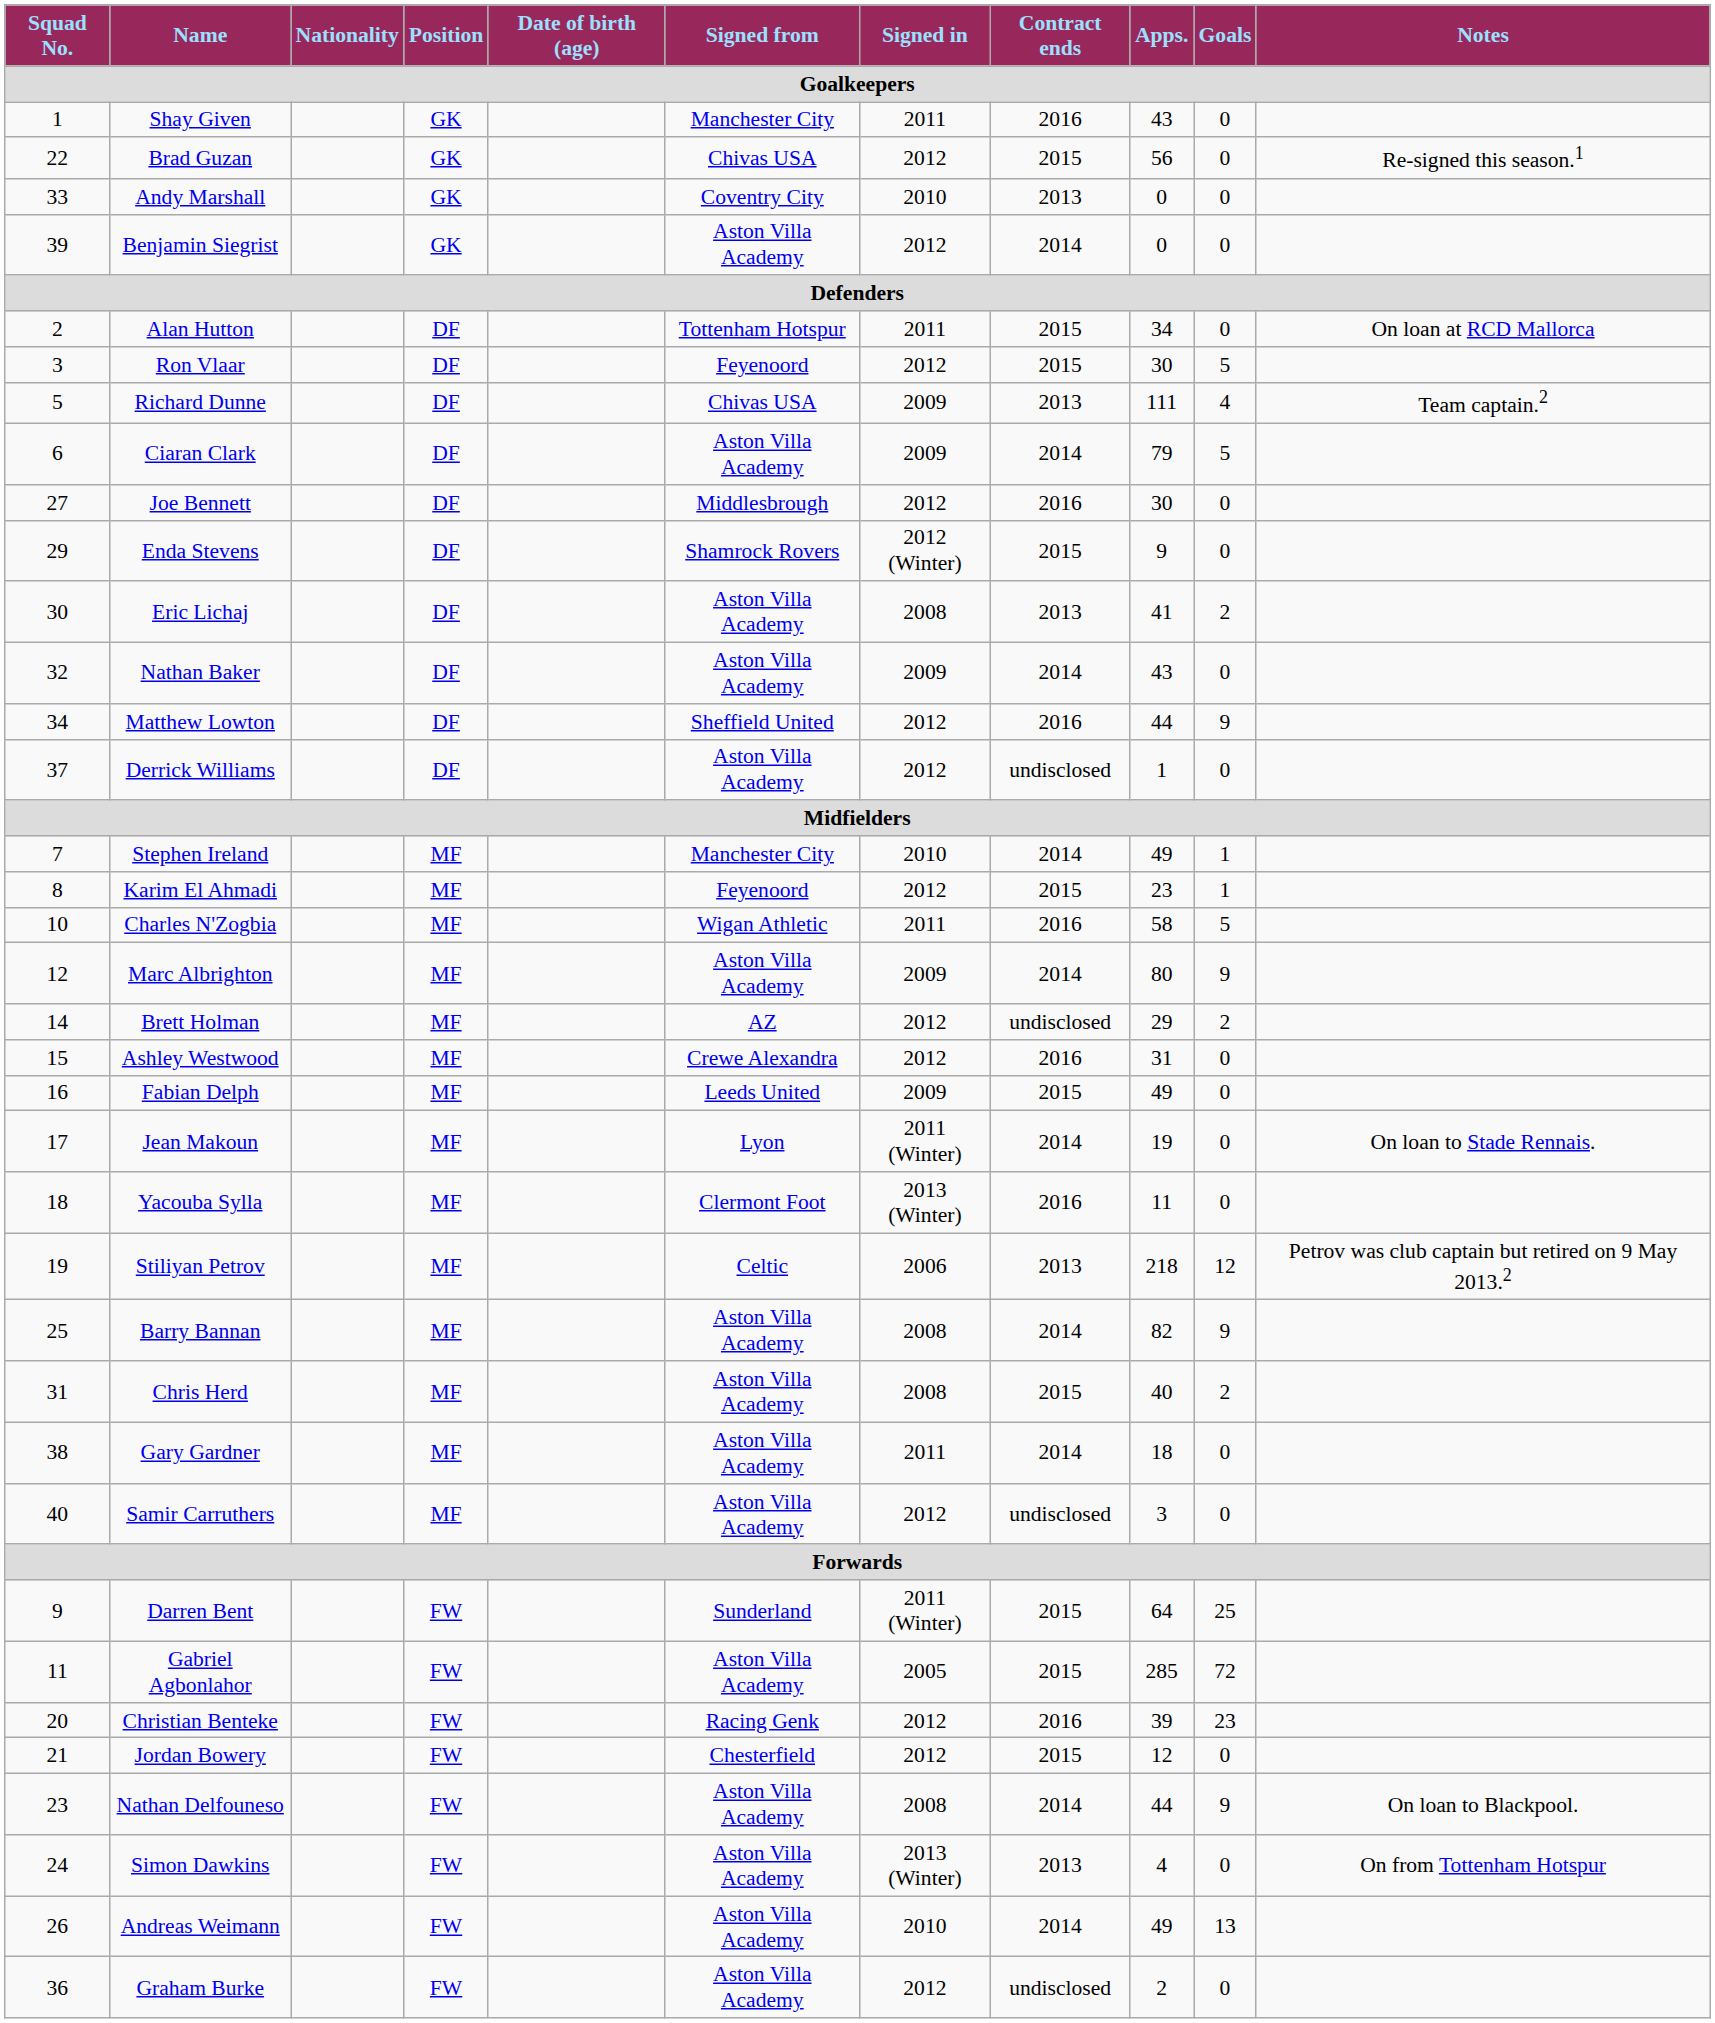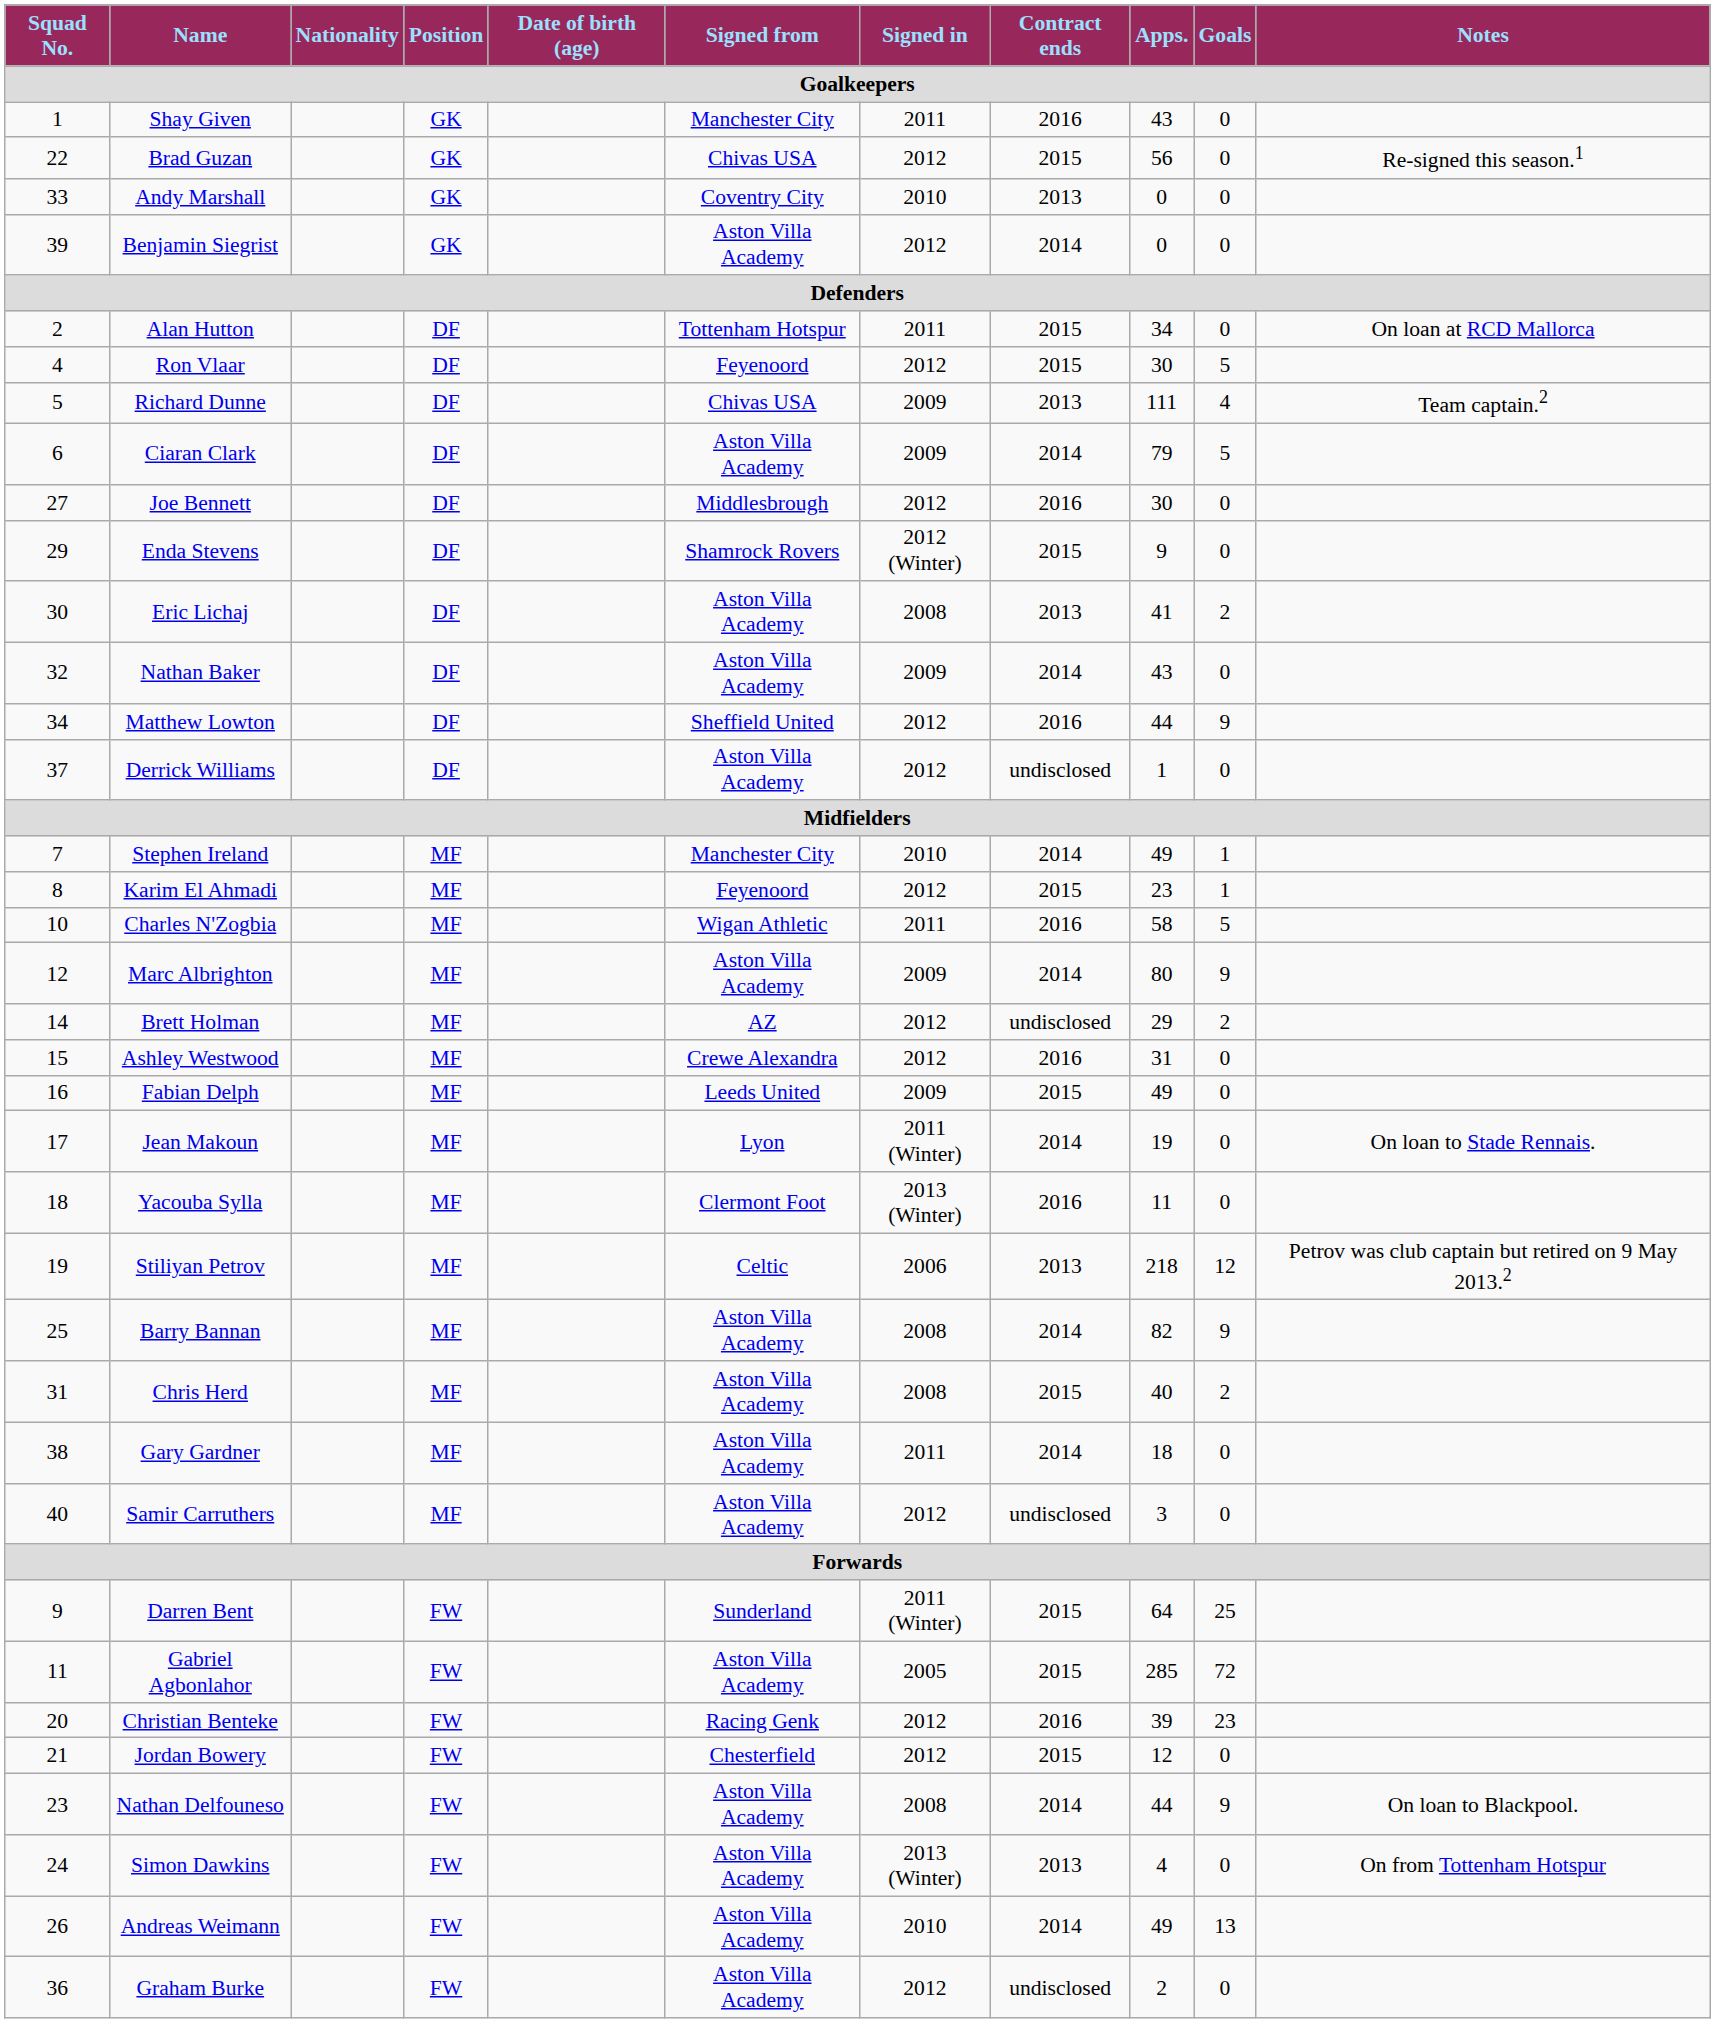(57, 364) 3 -> (57, 364) 4
